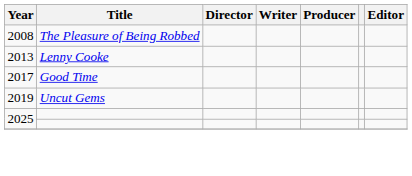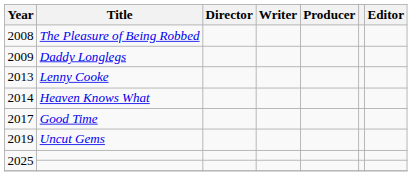+ row: (21, 56)
+ row: (21, 98)
